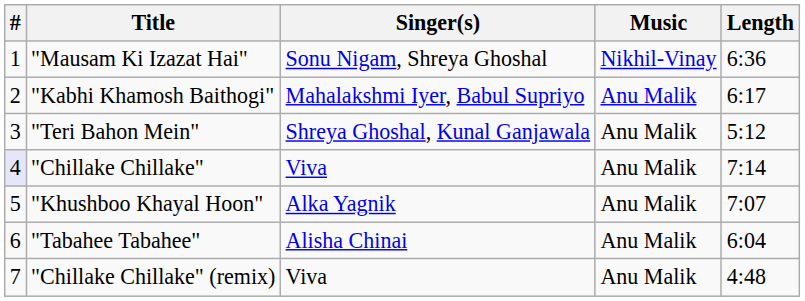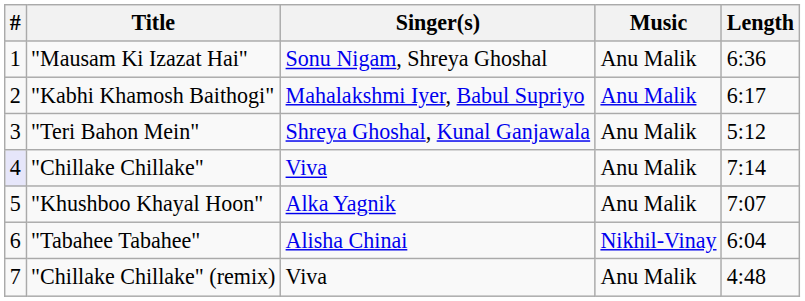(658, 59) Nikhil-Vinay -> (648, 59) Anu Malik
(648, 240) Anu Malik -> (658, 240) Nikhil-Vinay
